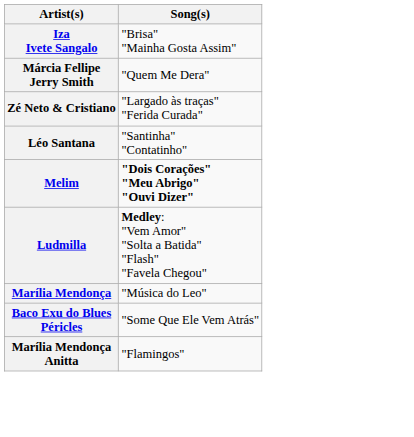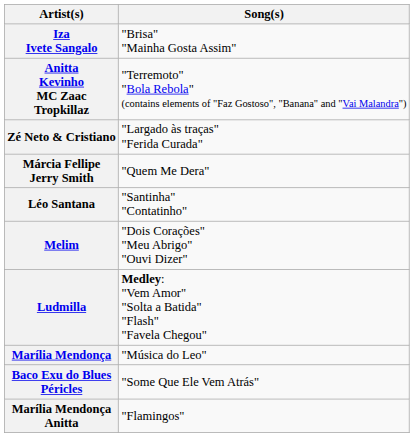+ row: (62, 89)
rows swapped: (62, 75) <-> (62, 108)
(166, 183) bold -> (163, 245) normal
